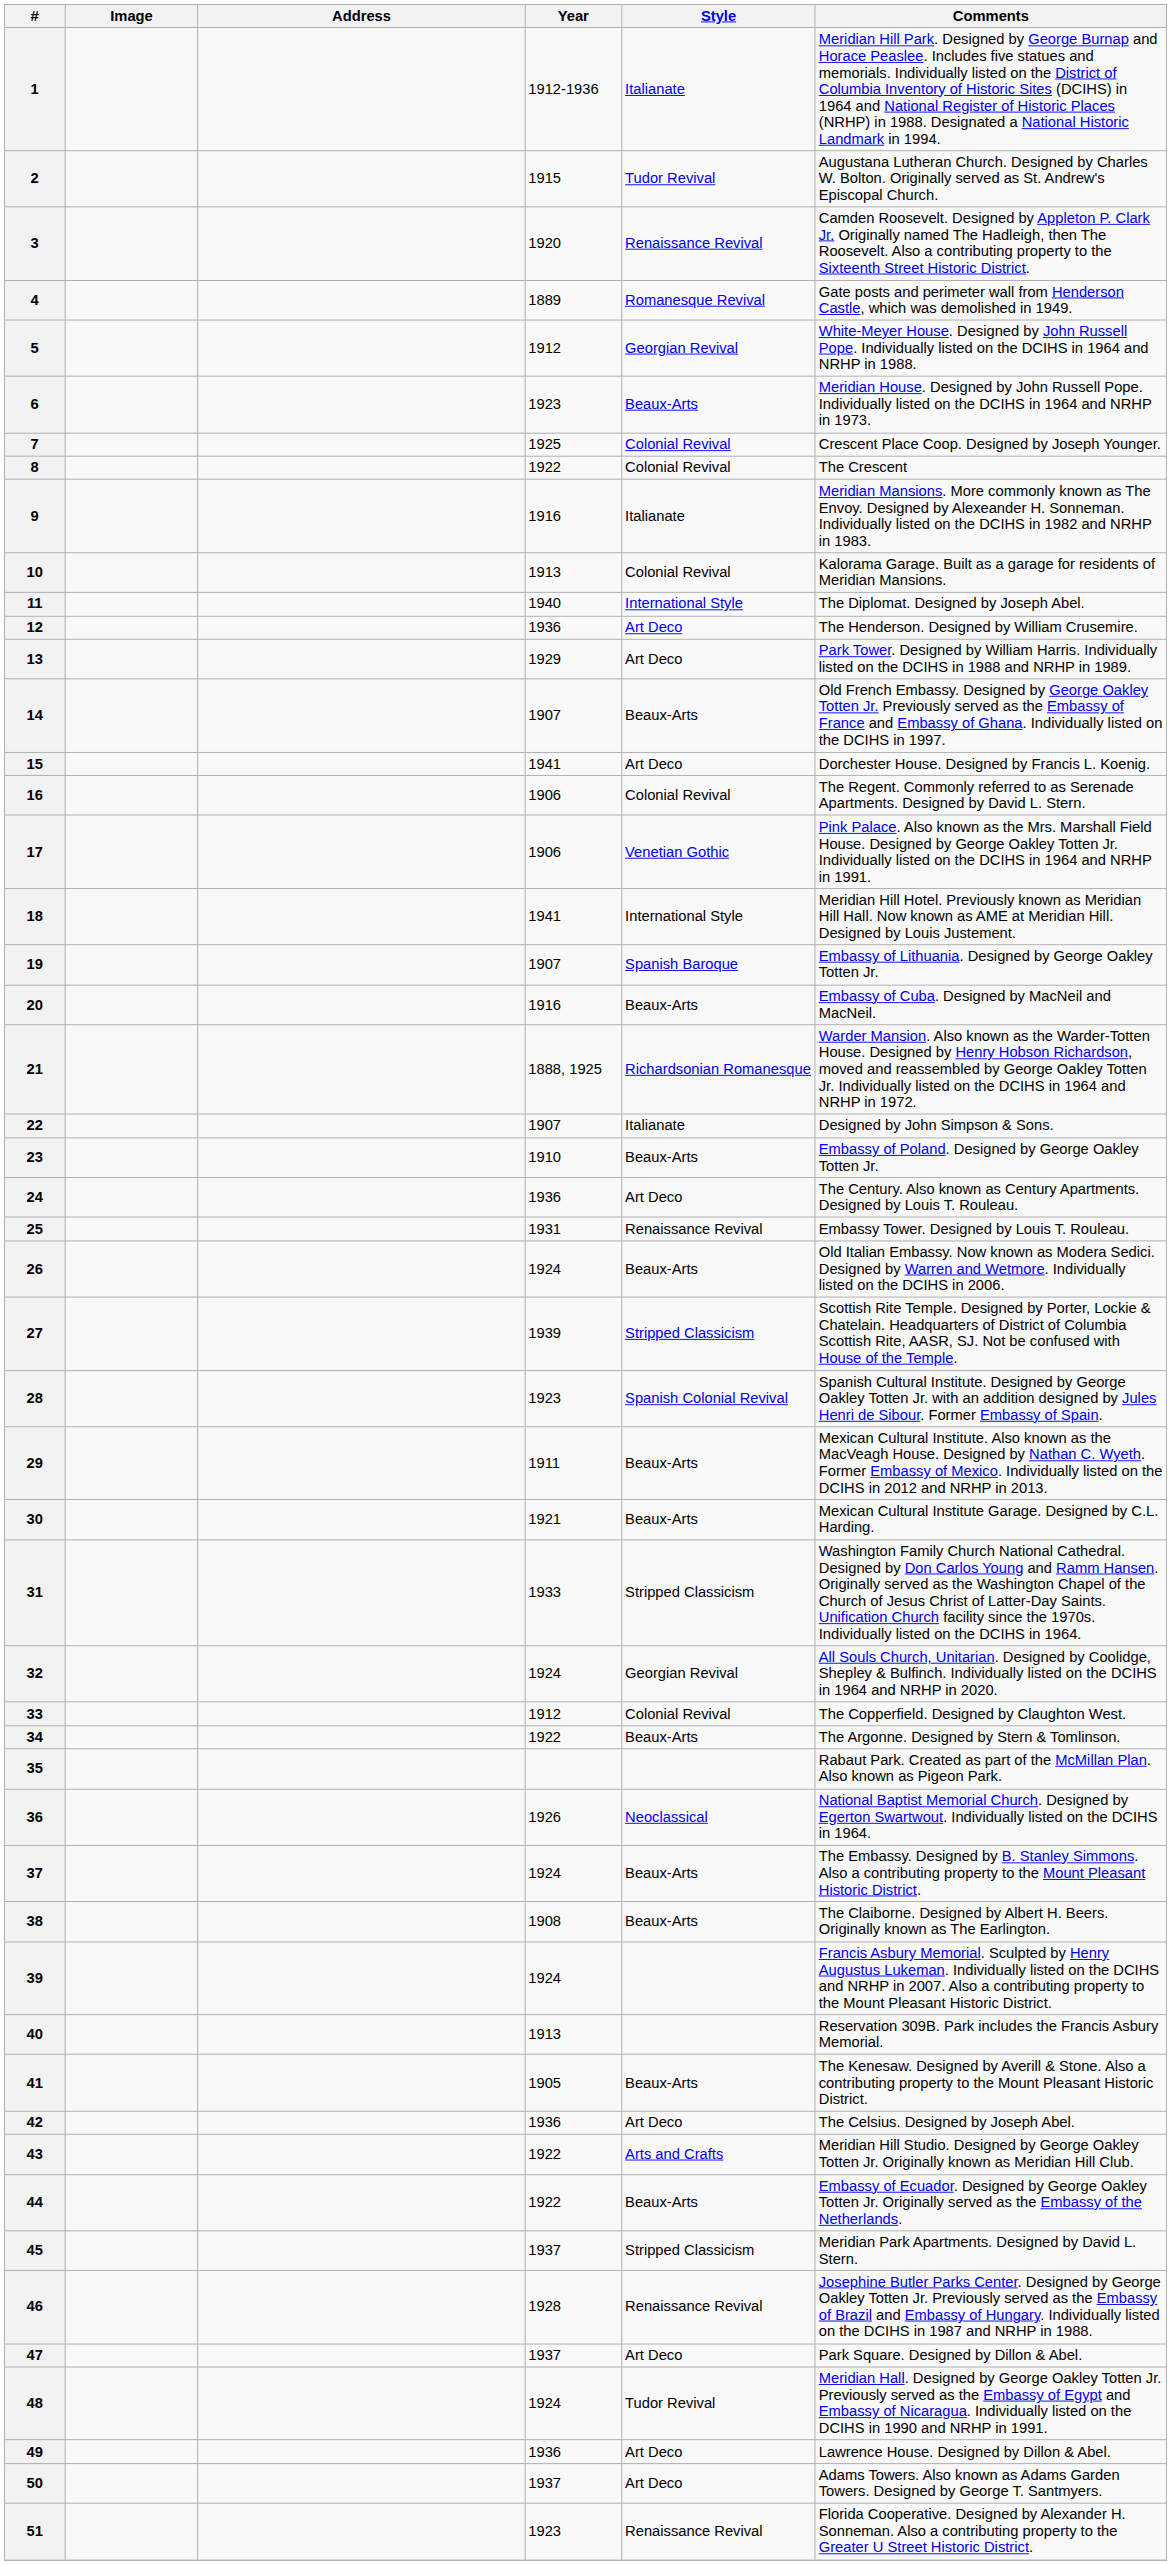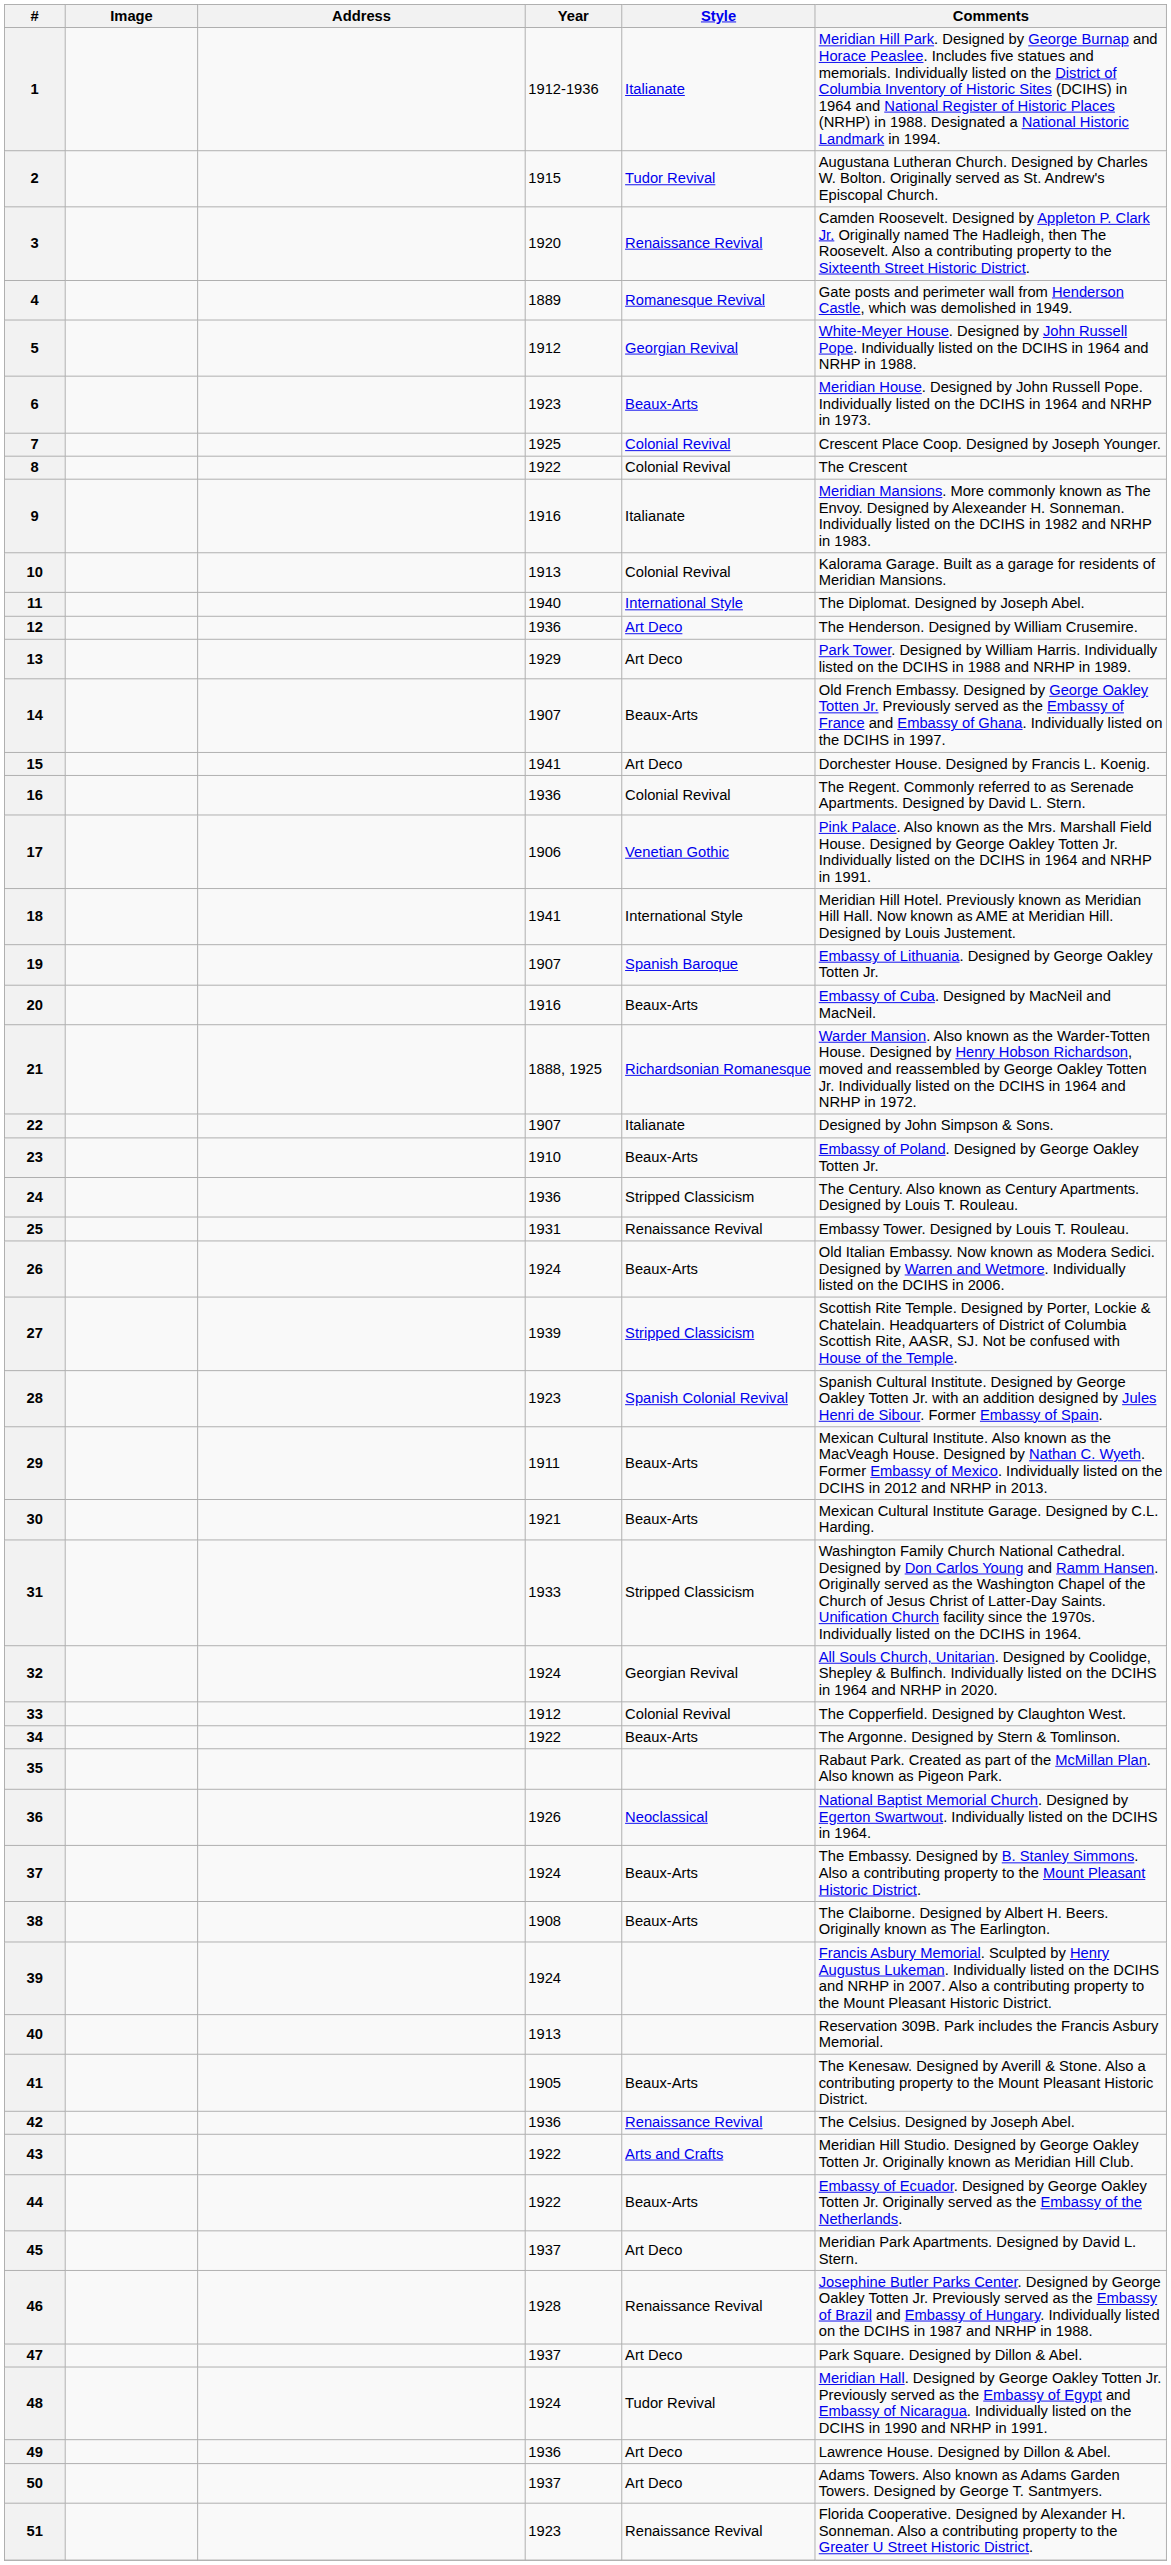(545, 795) 1906 -> (545, 795) 1936
(654, 1197) Art Deco -> (690, 1197) Stripped Classicism
(654, 2122) Art Deco -> (694, 2122) Renaissance Revival
(690, 2250) Stripped Classicism -> (654, 2250) Art Deco
